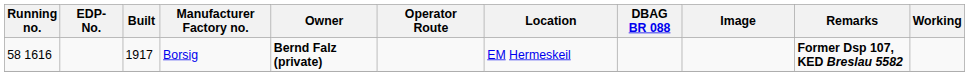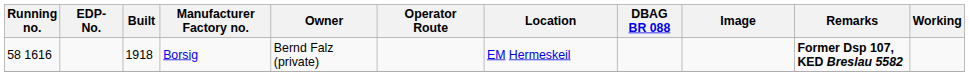(139, 54) 1917 -> (139, 54) 1918
(305, 54) bold -> (304, 54) normal
